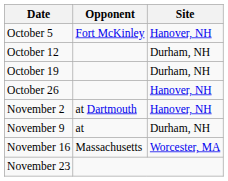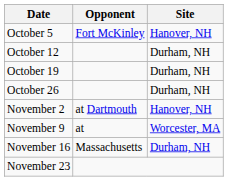(181, 90) Hanover, NH -> (180, 90) Durham, NH
(180, 128) Durham, NH -> (185, 128) Worcester, MA
(185, 147) Worcester, MA -> (180, 147) Durham, NH
